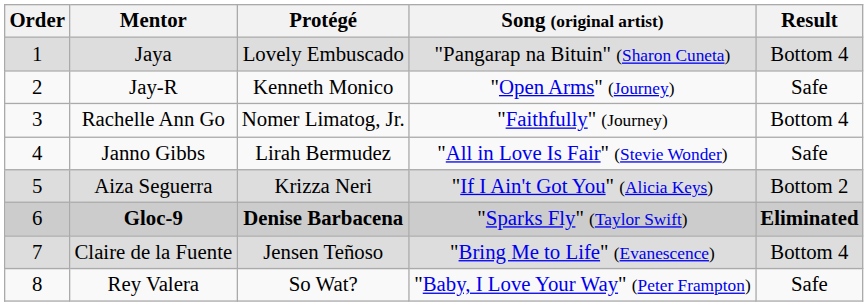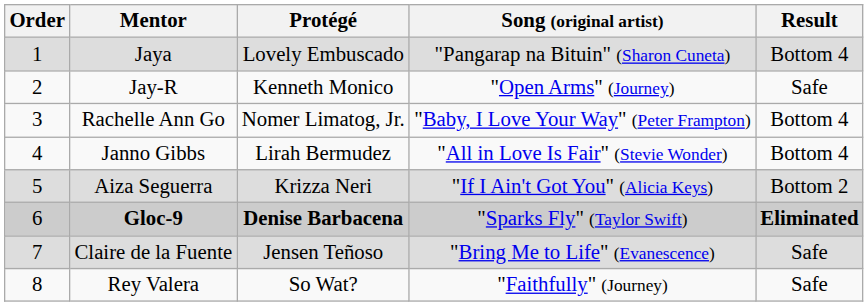(582, 119) "Faithfully" (Journey) -> (582, 119) "Baby, I Love Your Way" (Peter Frampton)
(809, 152) Safe -> (809, 152) Bottom 4
(809, 251) Bottom 4 -> (809, 251) Safe
(582, 284) "Baby, I Love Your Way" (Peter Frampton) -> (582, 284) "Faithfully" (Journey)
